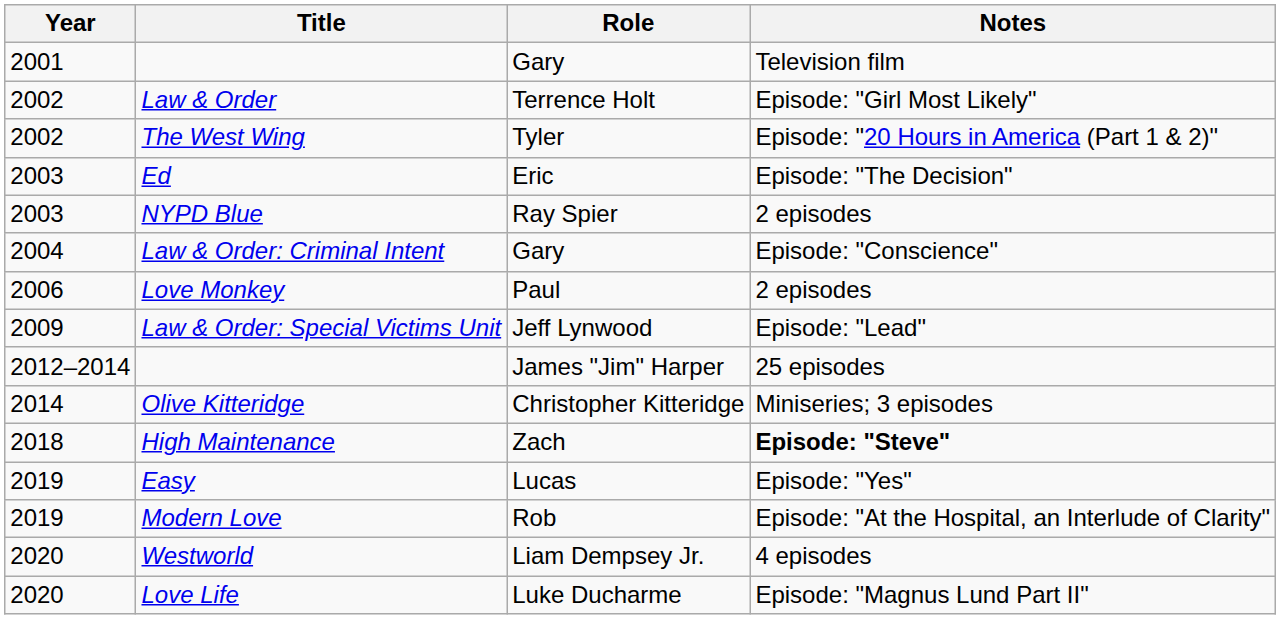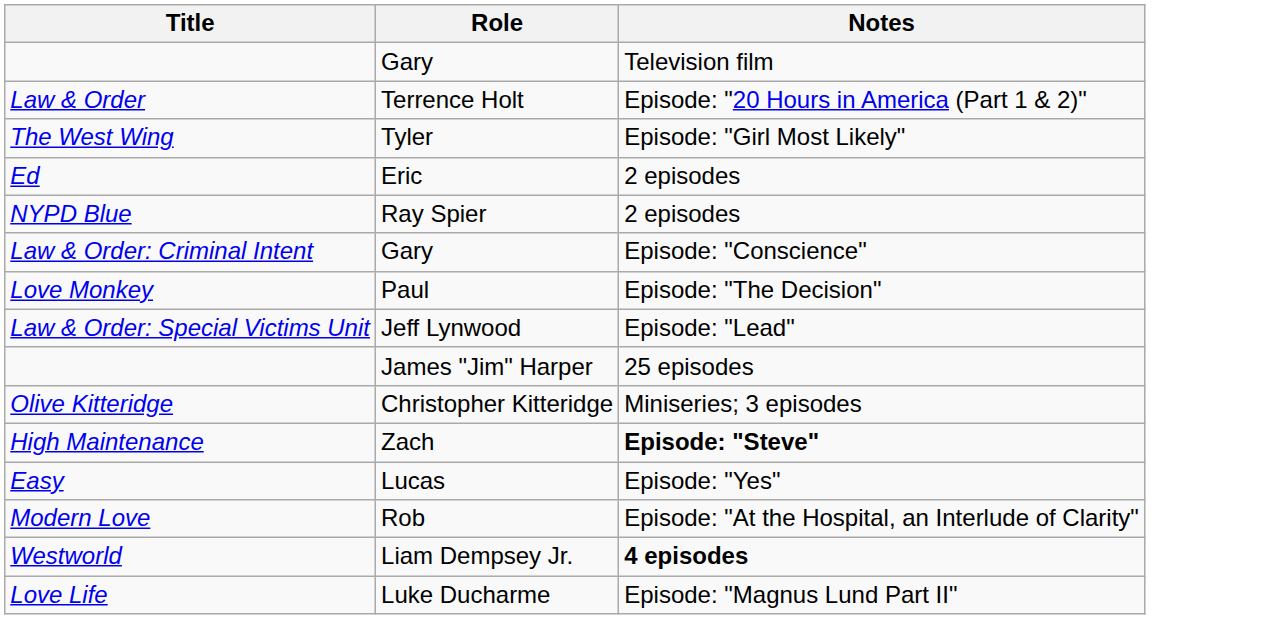- column: (70, 23)
(896, 99) Episode: "Girl Most Likely" -> (856, 99) Episode: "20 Hours in America (Part 1 & 2)"
(987, 137) Episode: "20 Hours in America (Part 1 & 2)" -> (765, 137) Episode: "Girl Most Likely"
(884, 175) Episode: "The Decision" -> (682, 175) 2 episodes
(813, 289) 2 episodes -> (753, 289) Episode: "The Decision"
(813, 556) normal -> (686, 556) bold
